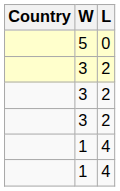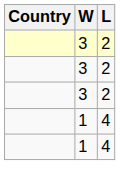- row: (83, 43)
